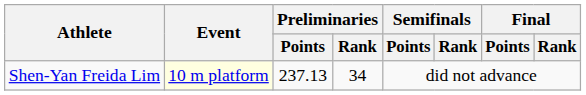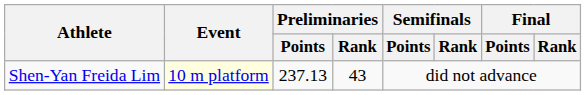(357, 75) 34 -> (357, 75) 43
